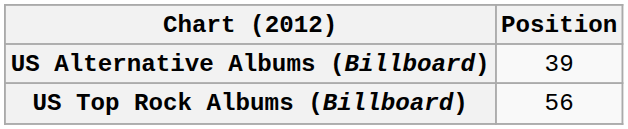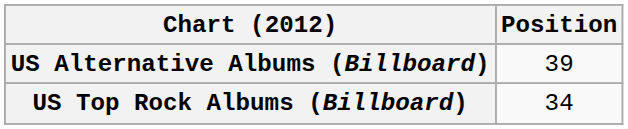(559, 103) 56 -> (559, 103) 34
